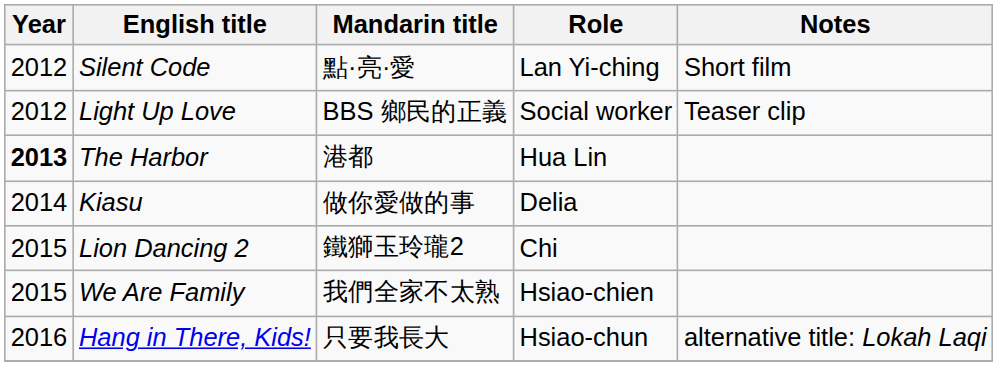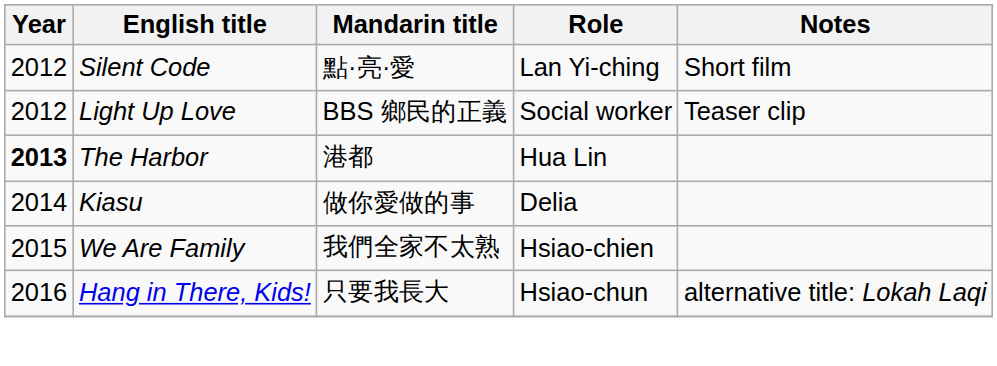- row: (164, 247)
